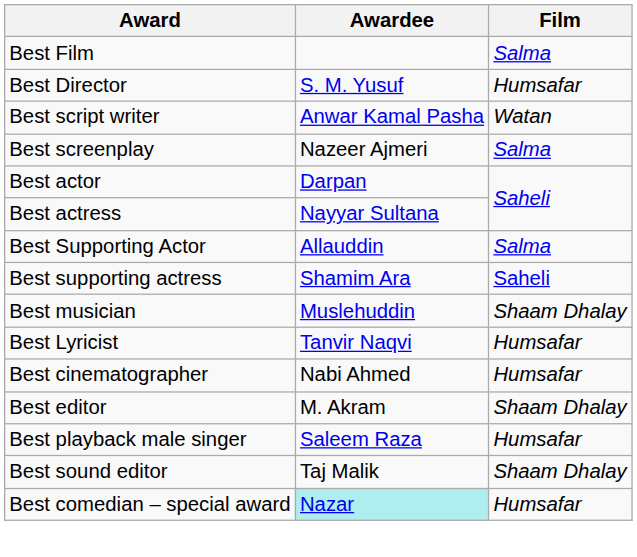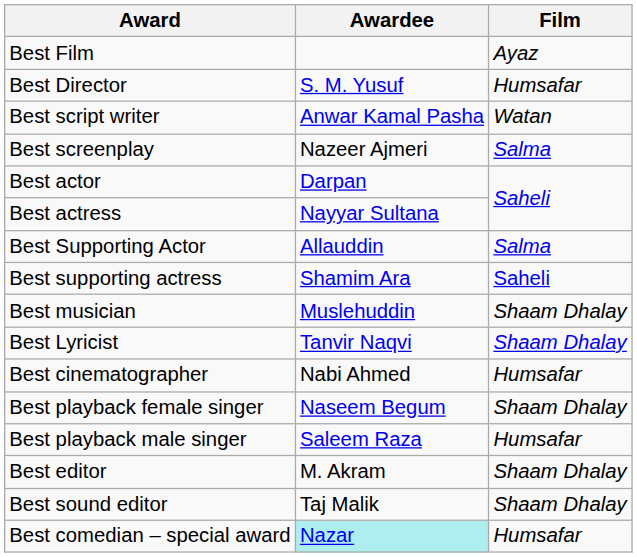(522, 52) Salma -> (516, 52) Ayaz
(537, 342) Humsafar -> (560, 342) Shaam Dhalay
+ row: (136, 407)
rows swapped: (128, 439) <-> (58, 407)
